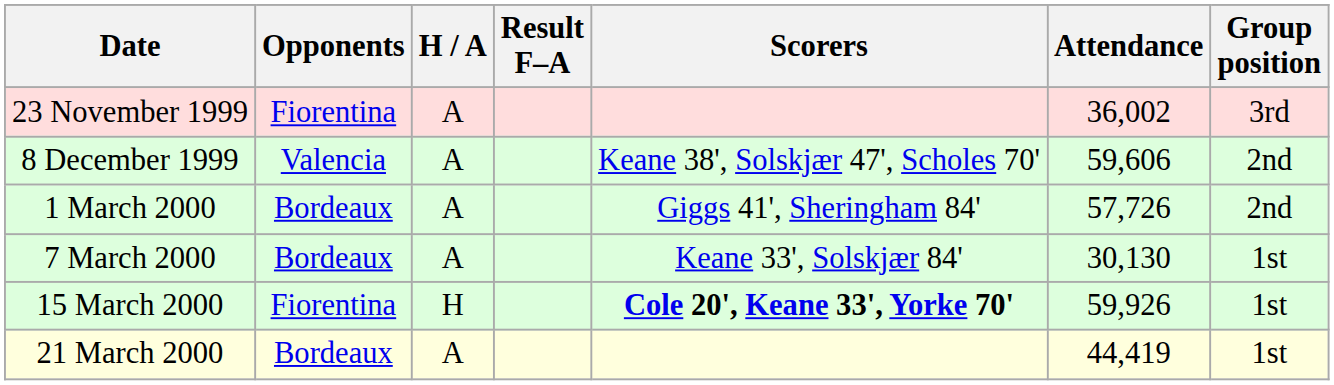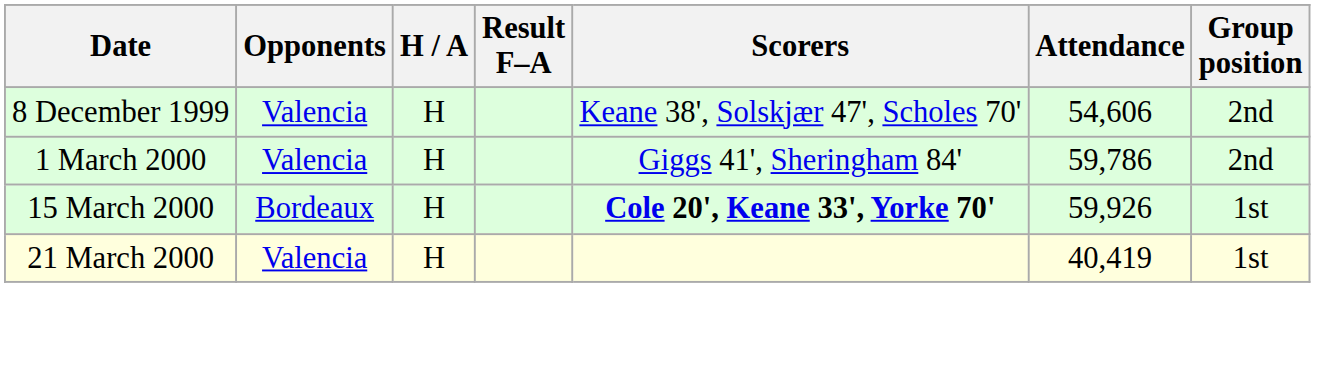- row: (130, 111)
(453, 160) A -> (434, 111) H
(1129, 160) 59,606 -> (1110, 111) 54,606
(333, 208) Bordeaux -> (315, 160) Valencia
(453, 208) A -> (434, 160) H
(1129, 208) 57,726 -> (1110, 160) 59,786
- row: (130, 256)
(333, 305) Fiorentina -> (315, 208) Bordeaux
(333, 353) Bordeaux -> (315, 256) Valencia
(453, 353) A -> (434, 256) H
(1129, 353) 44,419 -> (1110, 256) 40,419
